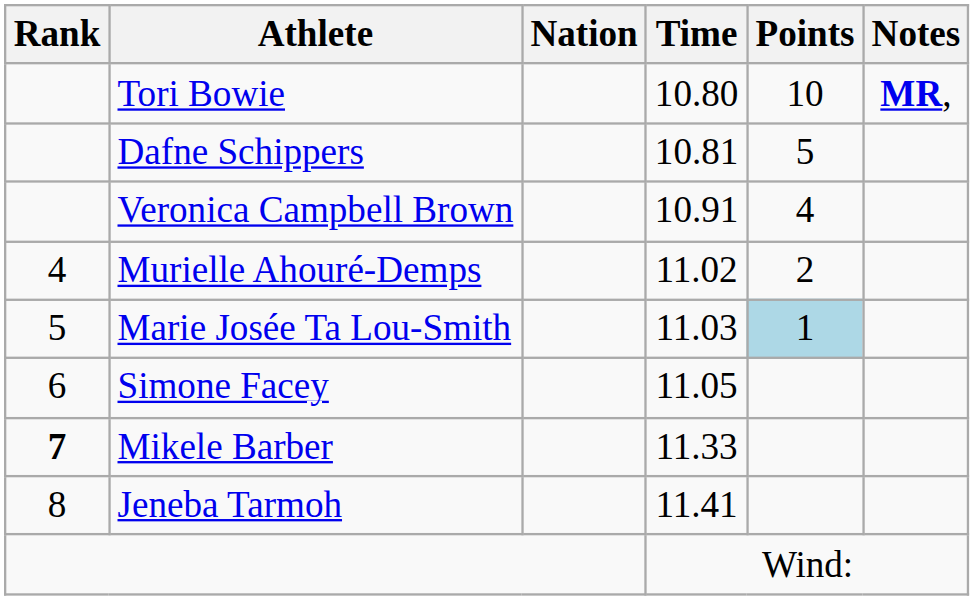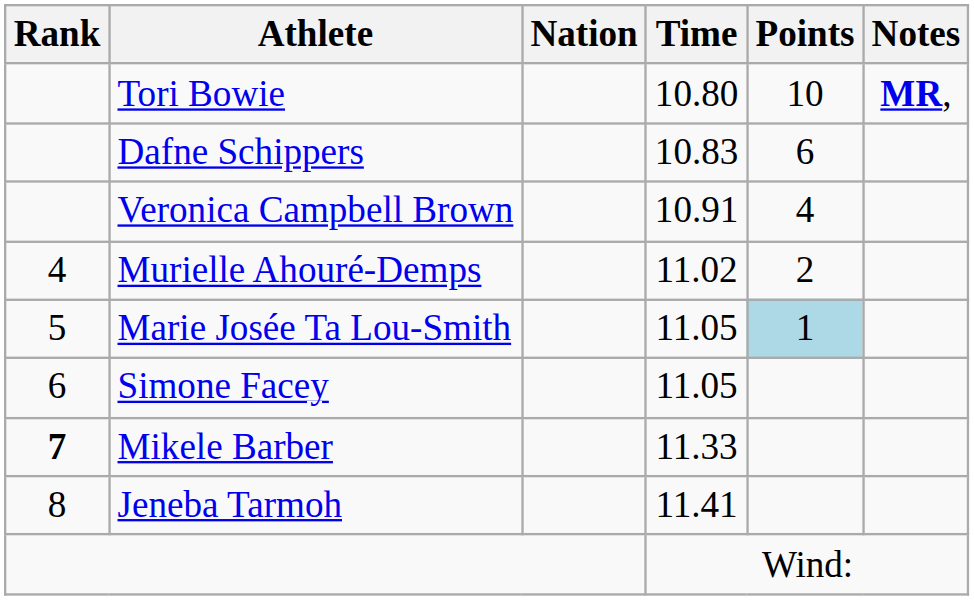(697, 151) 10.81 -> (697, 151) 10.83
(805, 151) 5 -> (805, 151) 6
(697, 328) 11.03 -> (697, 328) 11.05
